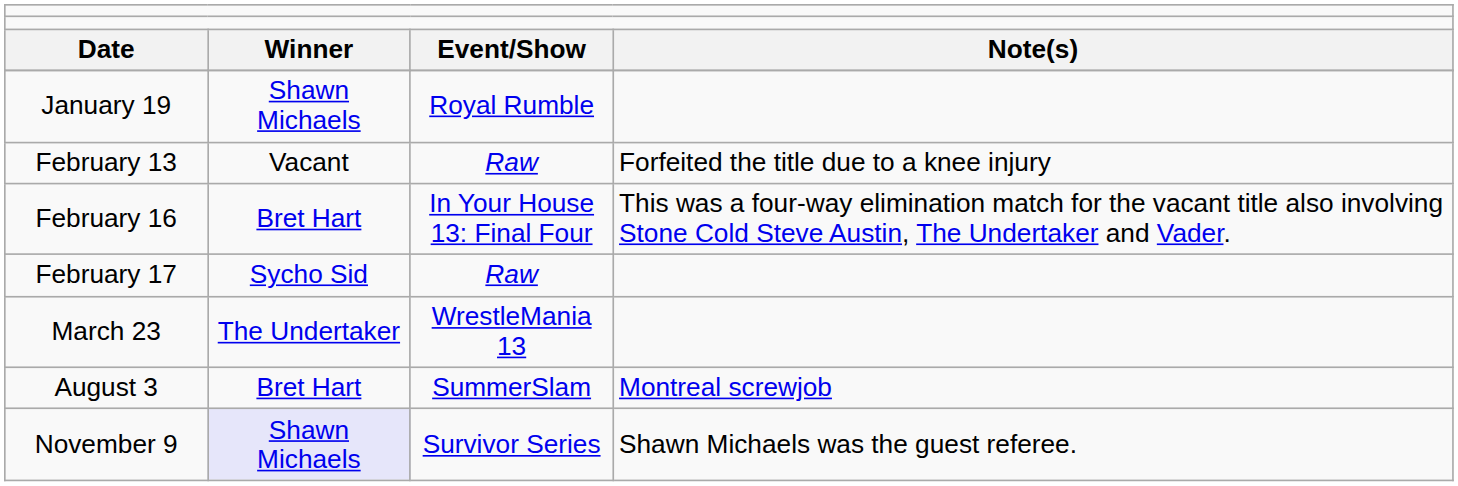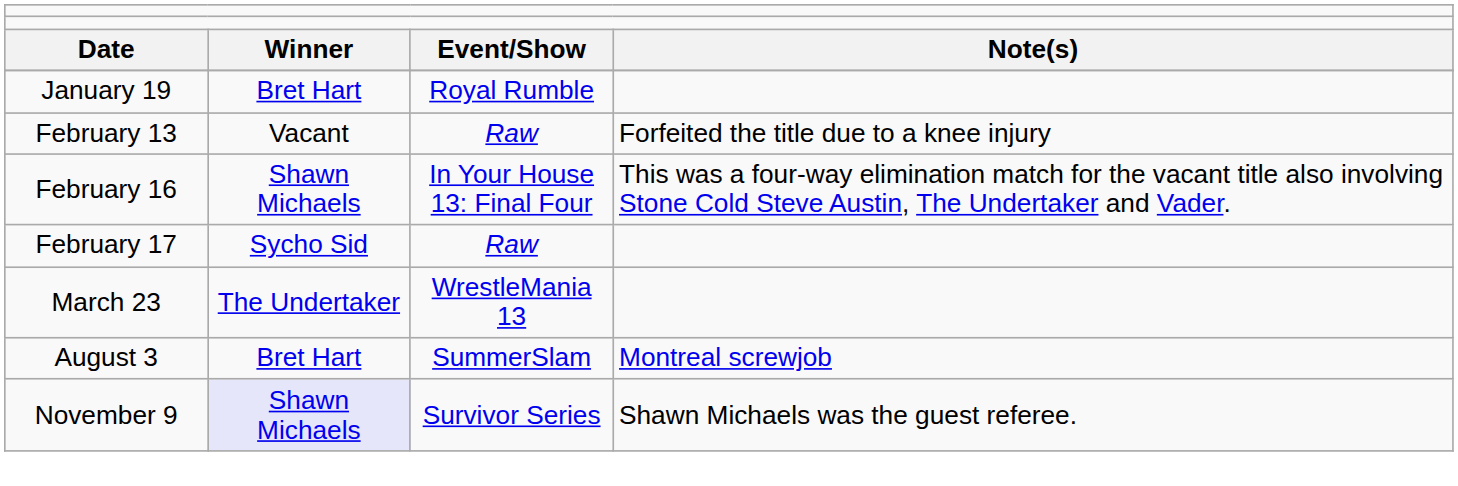(309, 105) Shawn Michaels -> (309, 91) Bret Hart
(309, 218) Bret Hart -> (309, 189) Shawn Michaels
